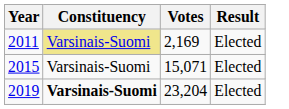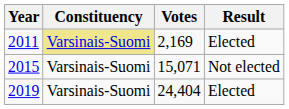(238, 66) Elected -> (244, 66) Not elected
(102, 91) bold -> (99, 91) normal
(186, 91) 23,204 -> (179, 91) 24,404
